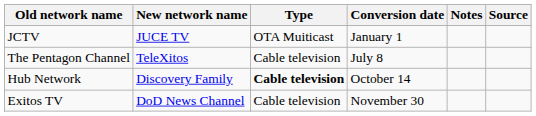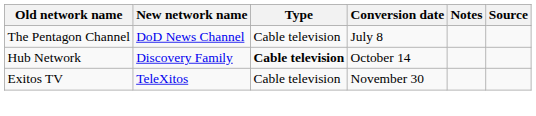- row: (24, 36)
(162, 57) TeleXitos -> (190, 36) DoD News Channel
(190, 100) DoD News Channel -> (162, 79) TeleXitos
